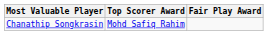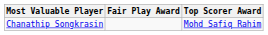columns swapped: (146, 11) <-> (225, 11)
